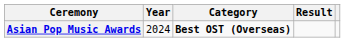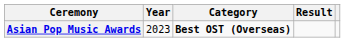(158, 29) 2024 -> (158, 29) 2023
